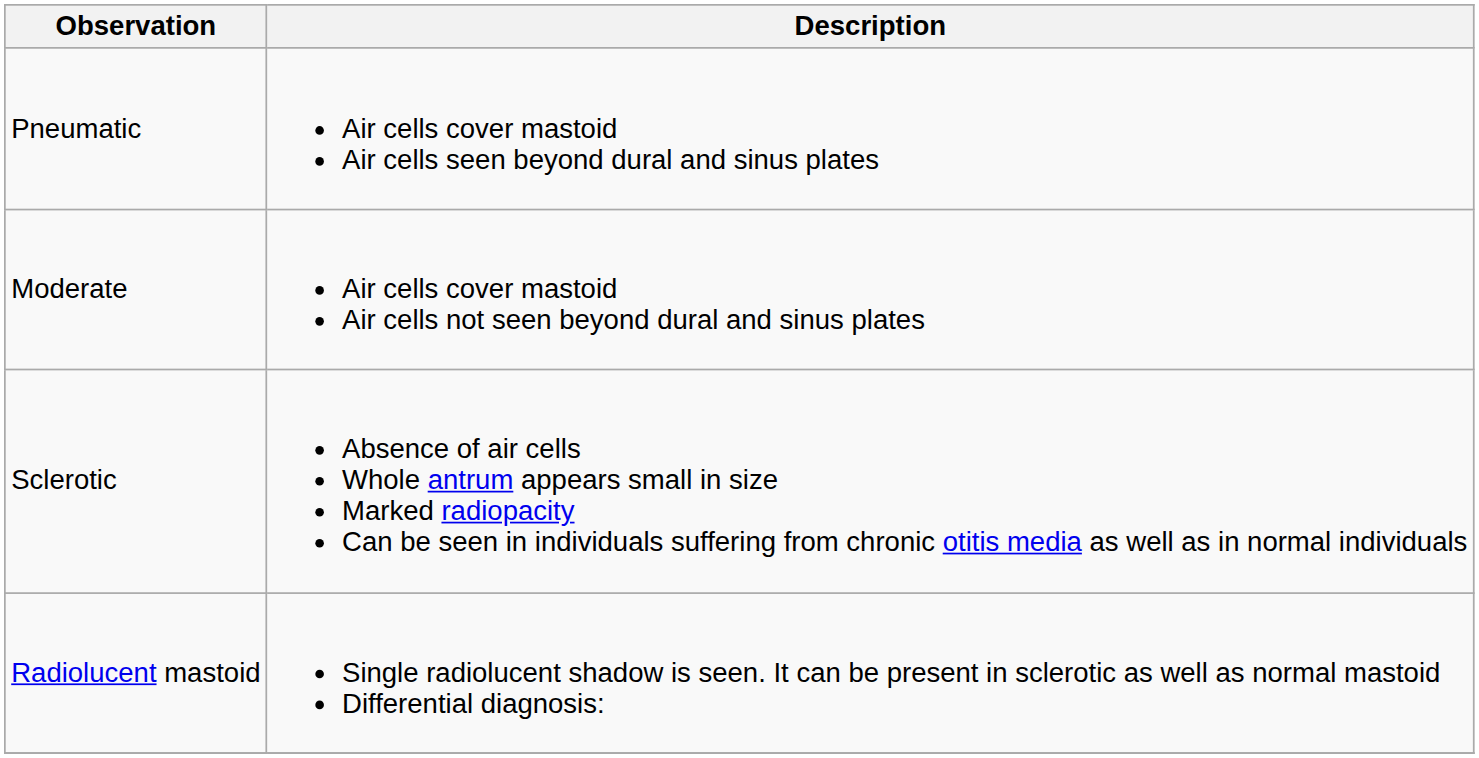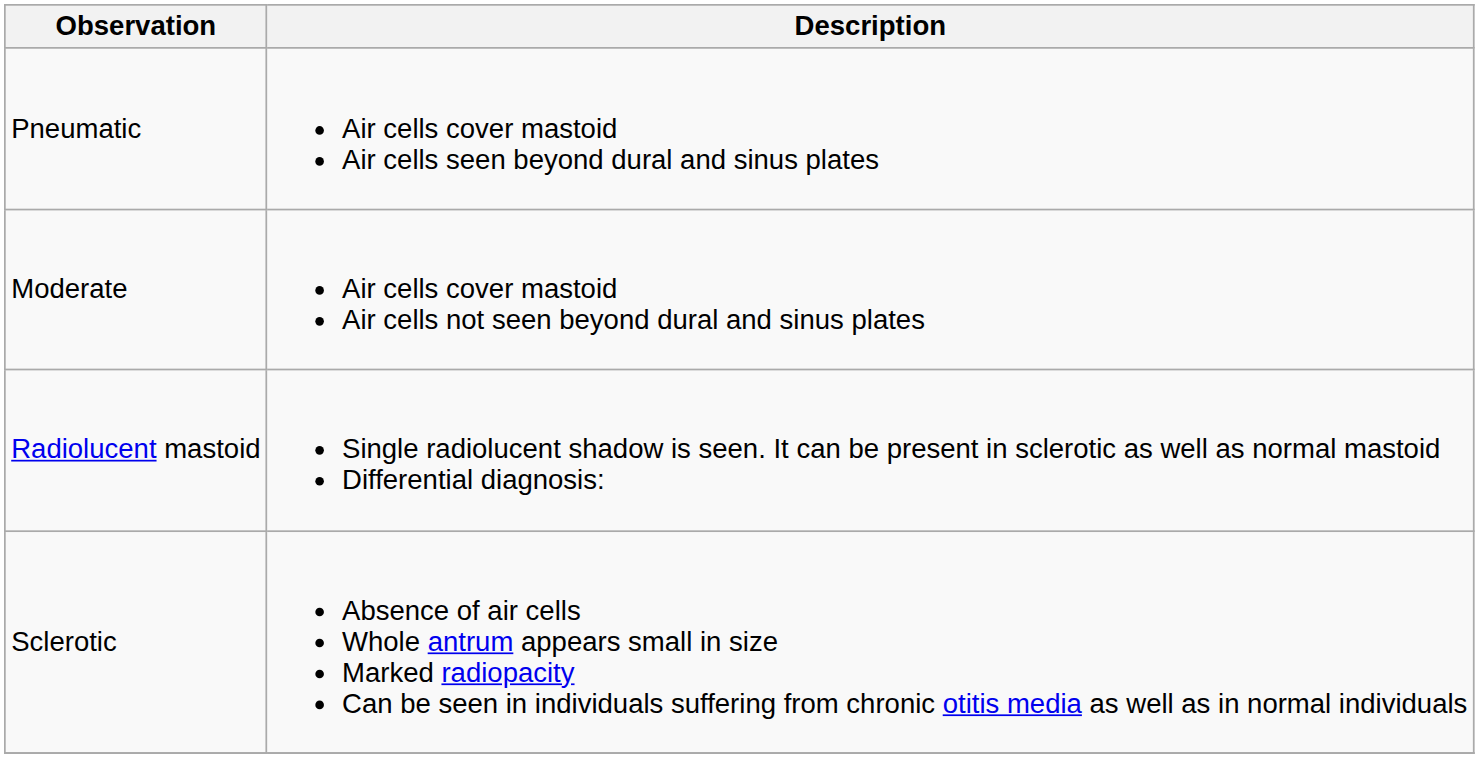rows swapped: (64, 480) <-> (136, 672)
